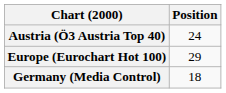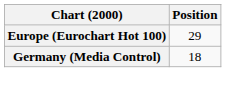- row: (87, 35)
